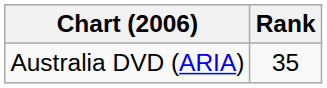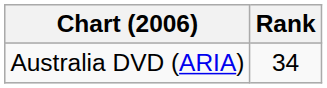(286, 62) 35 -> (286, 62) 34
